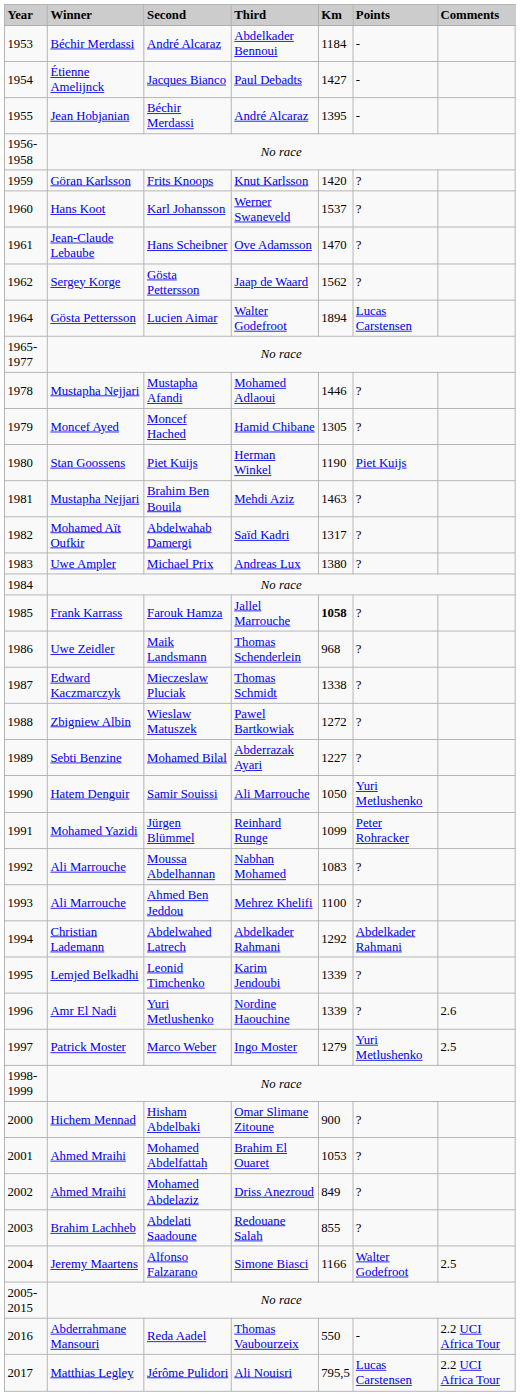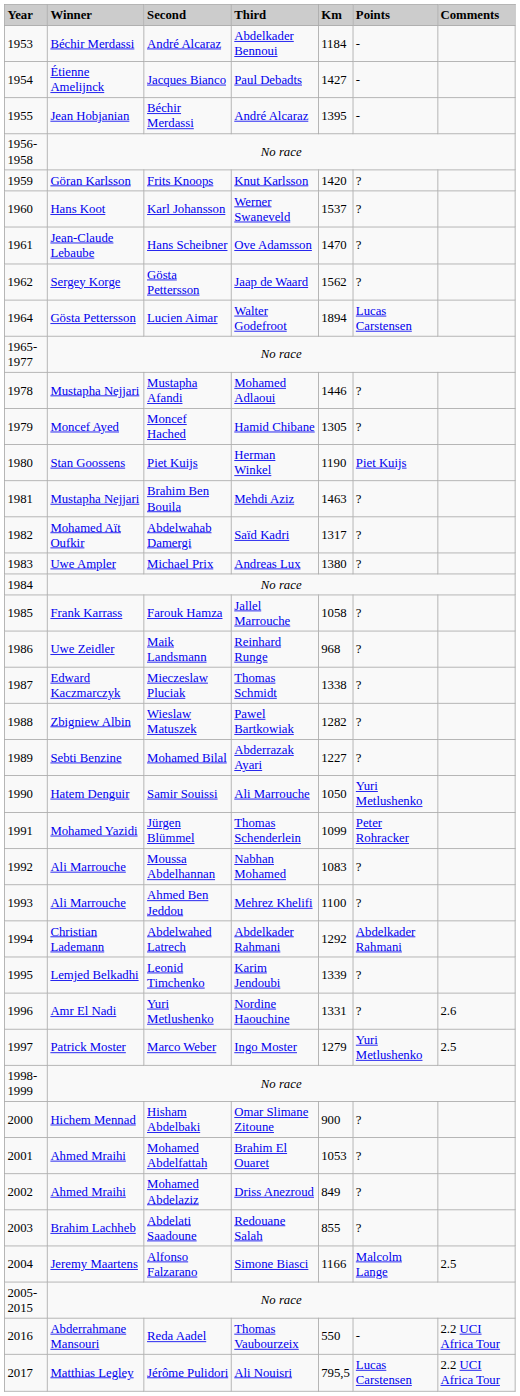(334, 613) bold -> (334, 613) normal
(268, 649) Thomas Schenderlein -> (258, 649) Reinhard Runge
(334, 721) 1272 -> (334, 721) 1282
(258, 830) Reinhard Runge -> (268, 830) Thomas Schenderlein
(334, 1011) 1339 -> (334, 1011) 1331
(382, 1264) Walter Godefroot -> (379, 1264) Malcolm Lange
